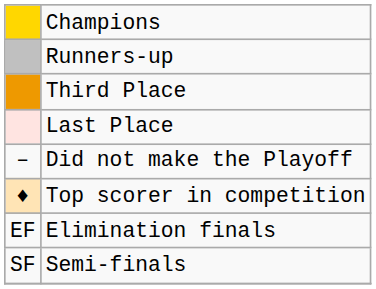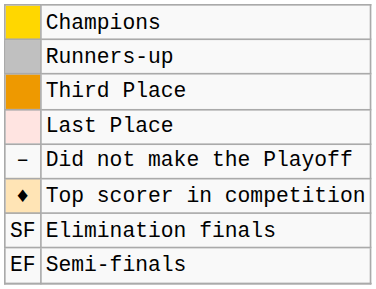(23, 231) EF -> (23, 231) SF
(23, 265) SF -> (23, 265) EF
